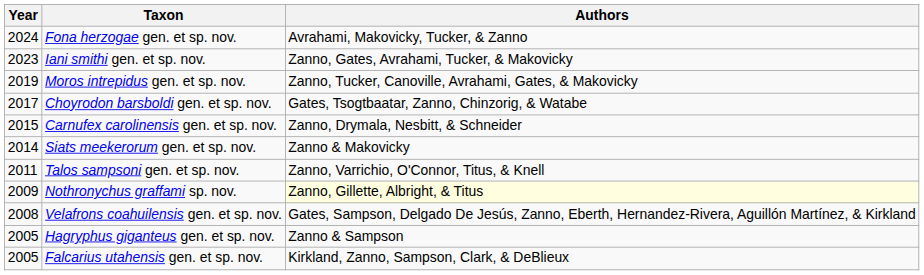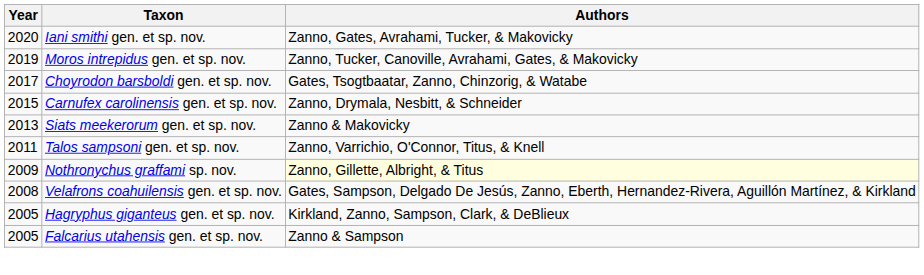- row: (141, 37)
(23, 59) 2023 -> (23, 37) 2020
(23, 147) 2014 -> (23, 125) 2013
(346, 236) Zanno & Sampson -> (429, 214) Kirkland, Zanno, Sampson, Clark, & DeBlieux
(429, 258) Kirkland, Zanno, Sampson, Clark, & DeBlieux -> (346, 236) Zanno & Sampson
